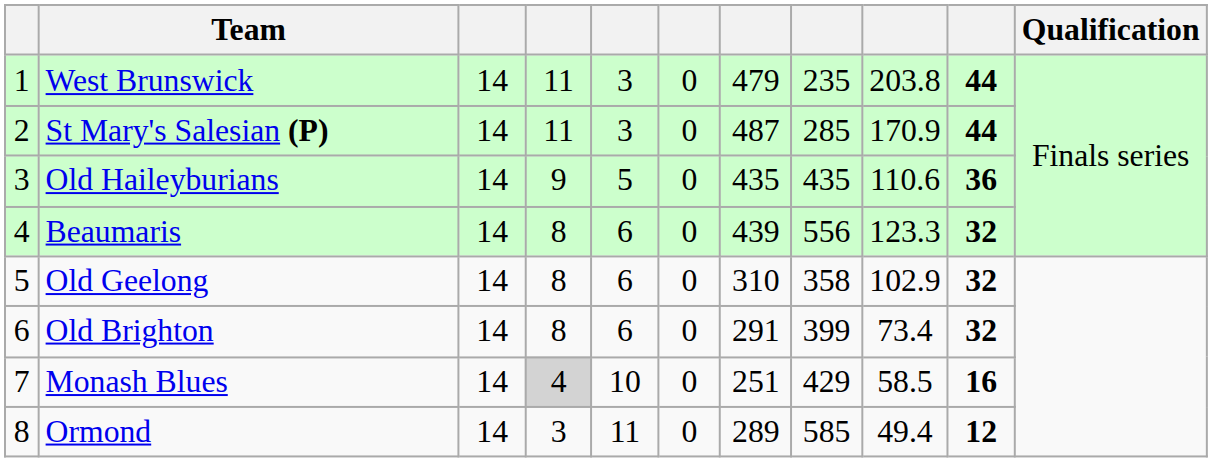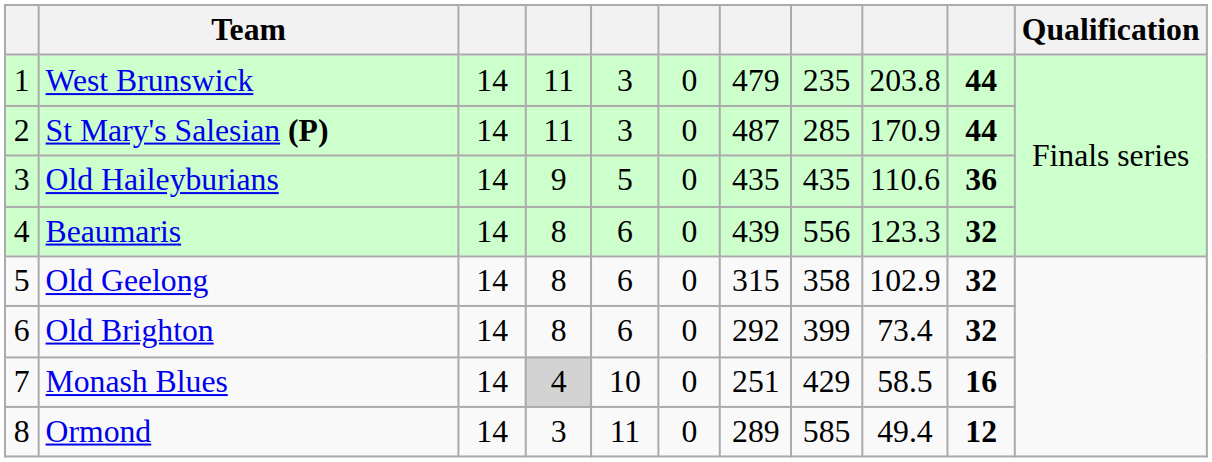(756, 280) 310 -> (756, 280) 315
(756, 331) 291 -> (756, 331) 292
